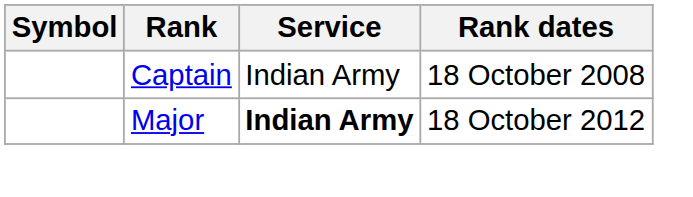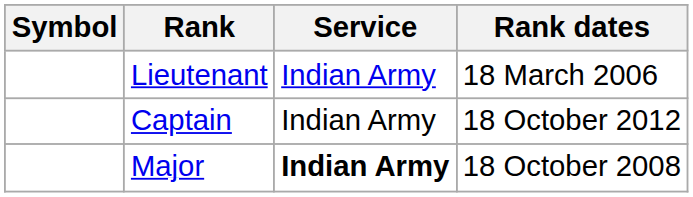+ row: (199, 74)
(536, 74) 18 October 2008 -> (572, 120) 18 October 2012
(536, 120) 18 October 2012 -> (572, 167) 18 October 2008
